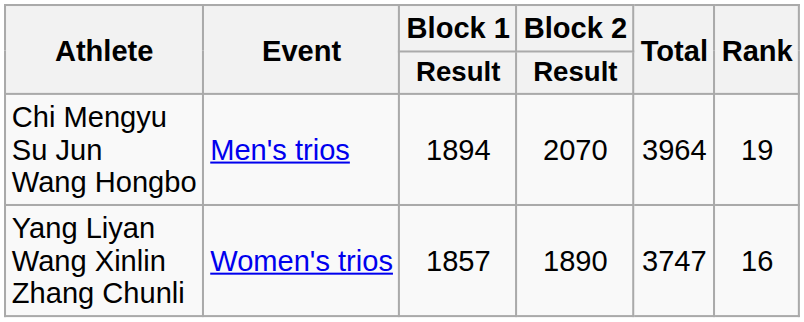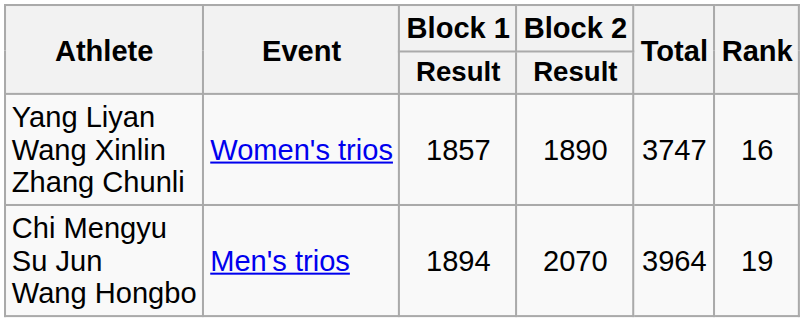rows swapped: (104, 150) <-> (98, 261)
